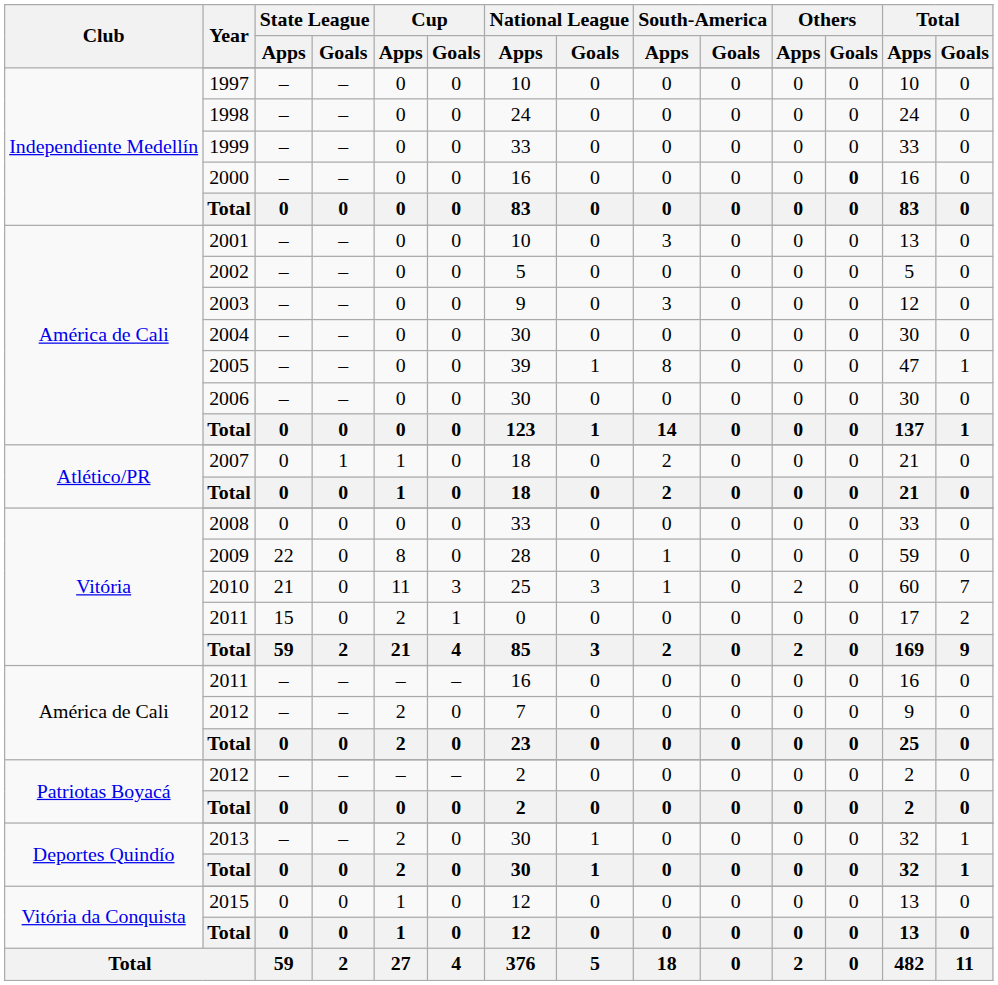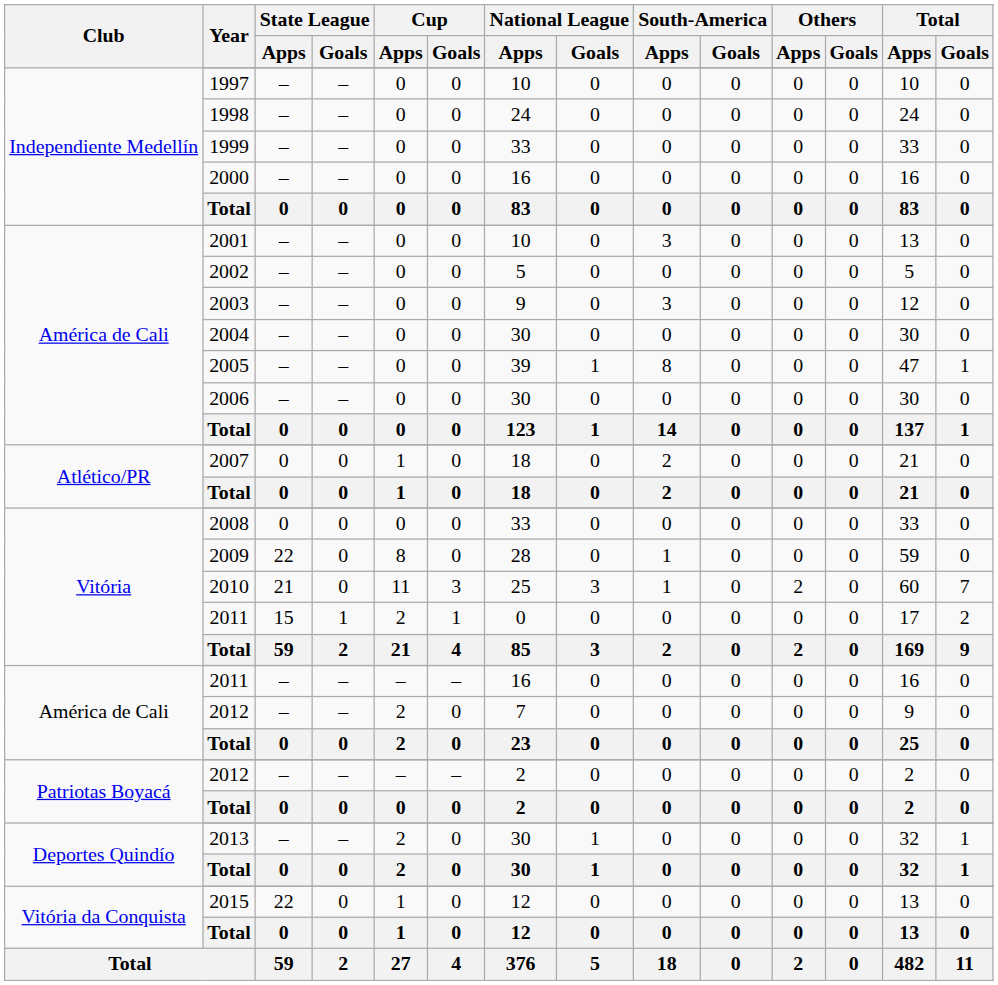(854, 177) bold -> (854, 177) normal
(343, 460) 1 -> (343, 460) 0
(343, 618) 0 -> (343, 618) 1
(284, 901) 0 -> (284, 901) 22
